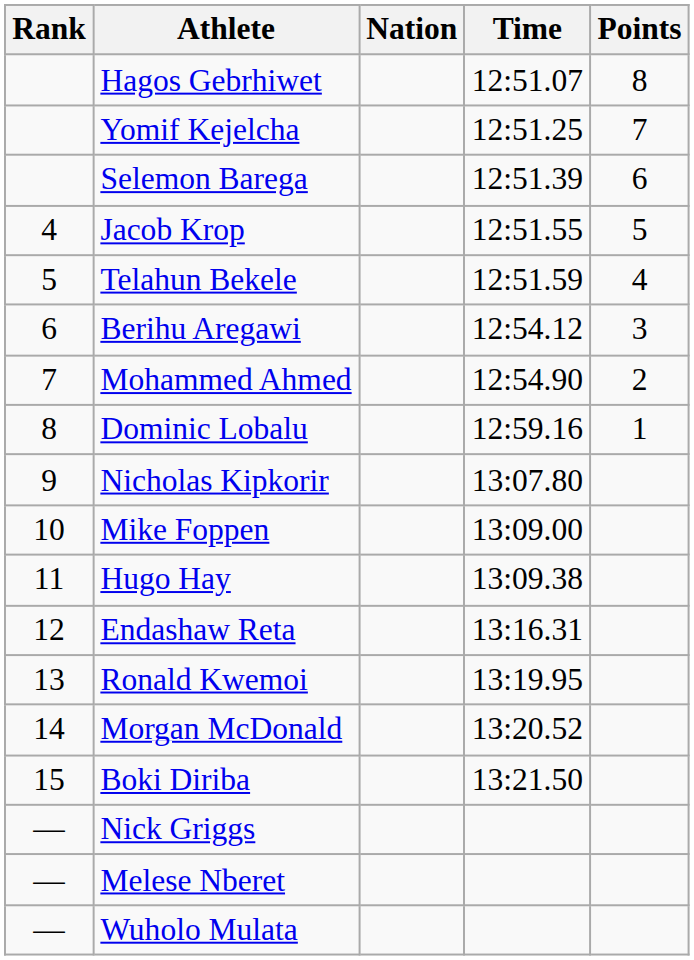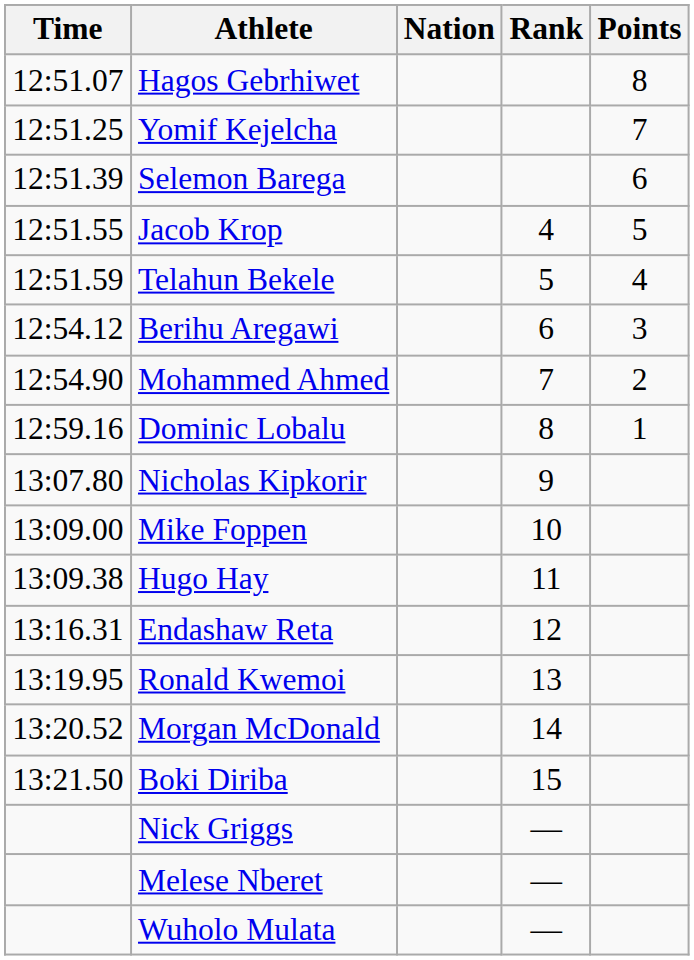columns swapped: (49, 29) <-> (527, 29)
